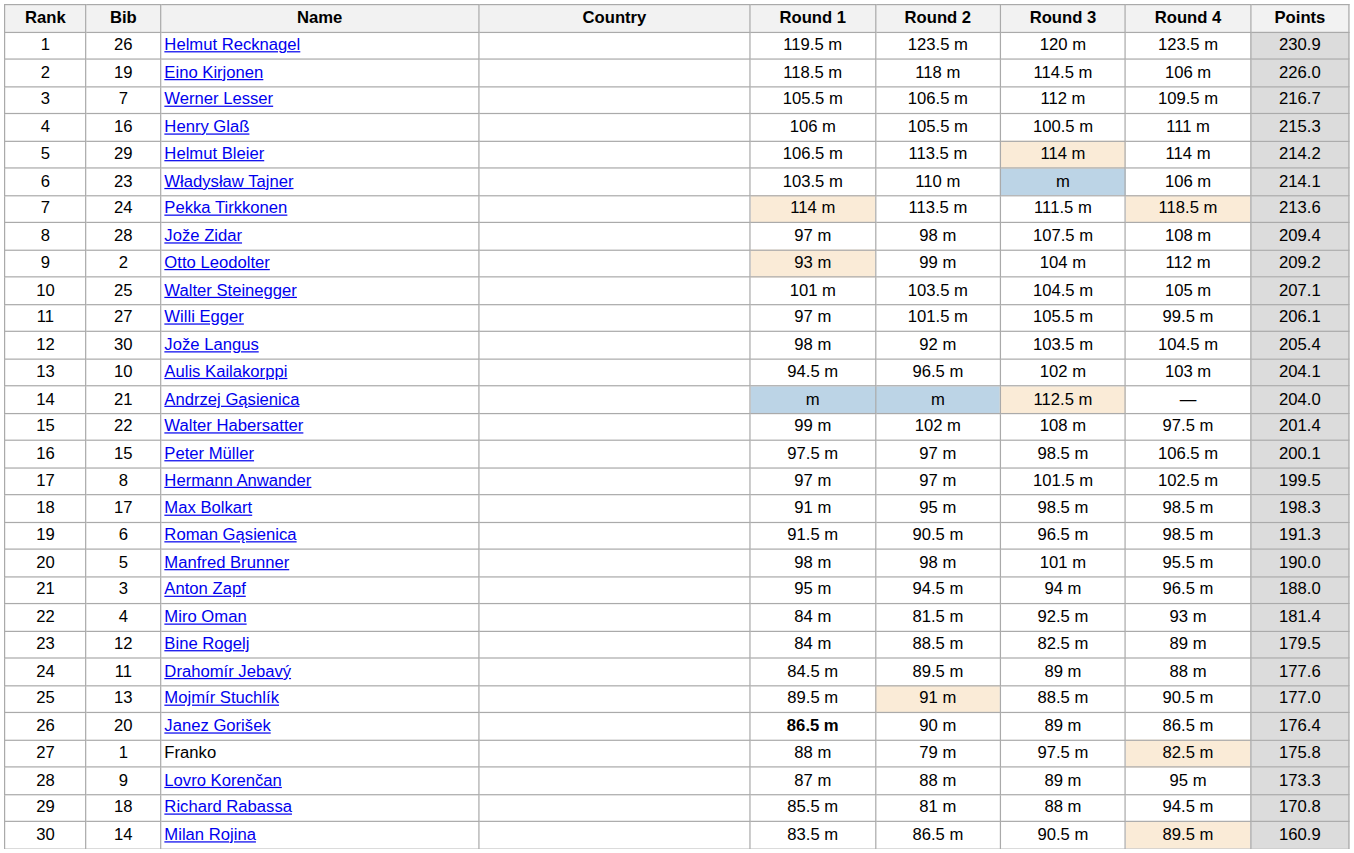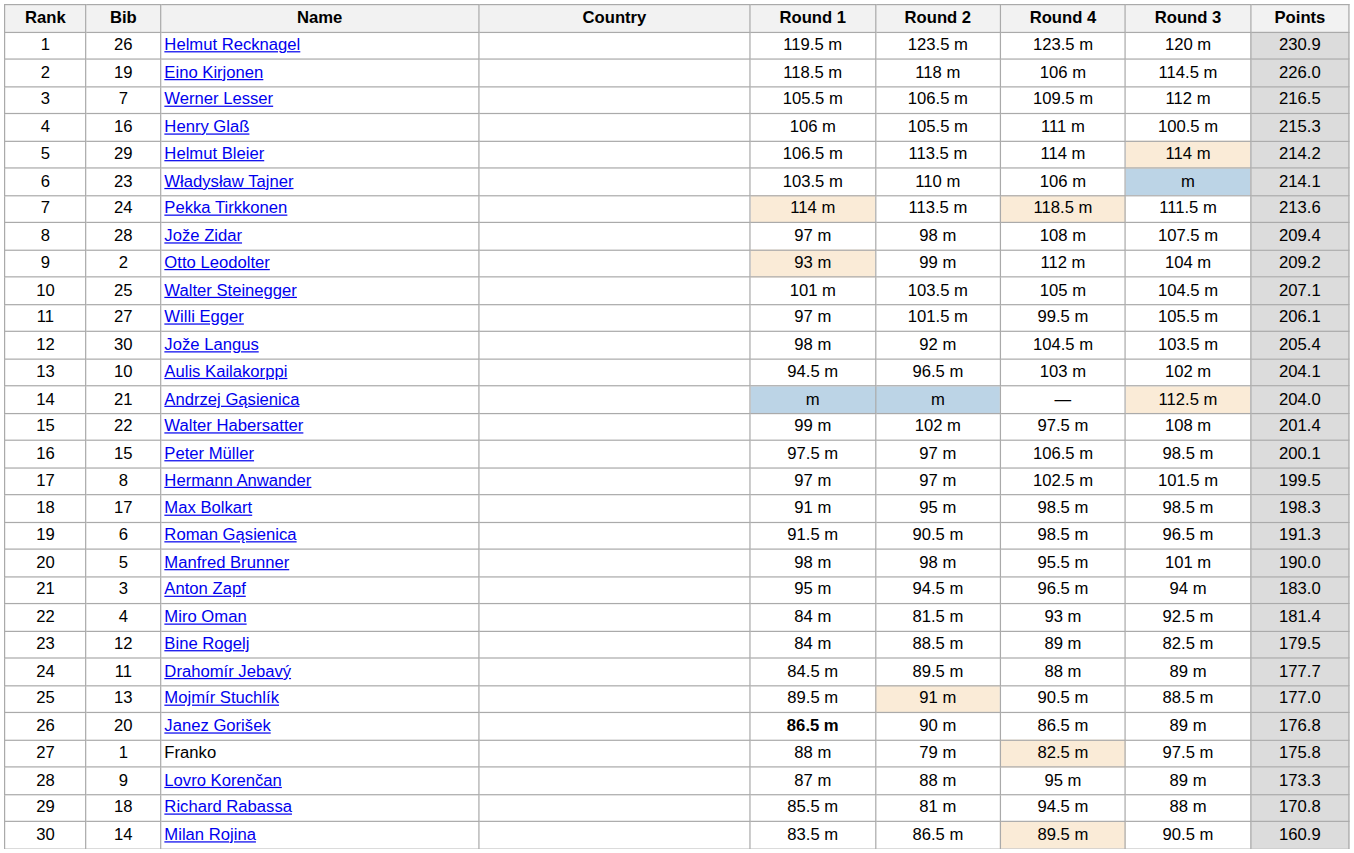columns swapped: (1063, 17) <-> (1188, 17)
(1300, 99) 216.7 -> (1300, 99) 216.5
(1300, 589) 188.0 -> (1300, 589) 183.0
(1300, 671) 177.6 -> (1300, 671) 177.7
(1300, 725) 176.4 -> (1300, 725) 176.8
